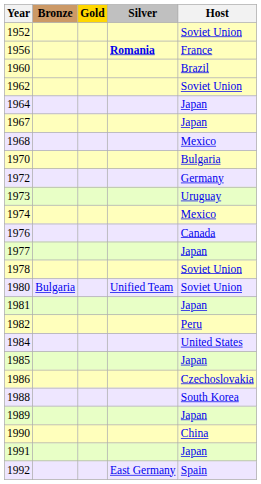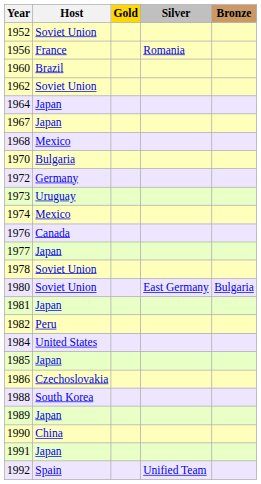columns swapped: (217, 13) <-> (55, 13)
(132, 50) bold -> (164, 50) normal
(142, 287) Unified Team -> (176, 287) East Germany
(143, 470) East Germany -> (175, 470) Unified Team
